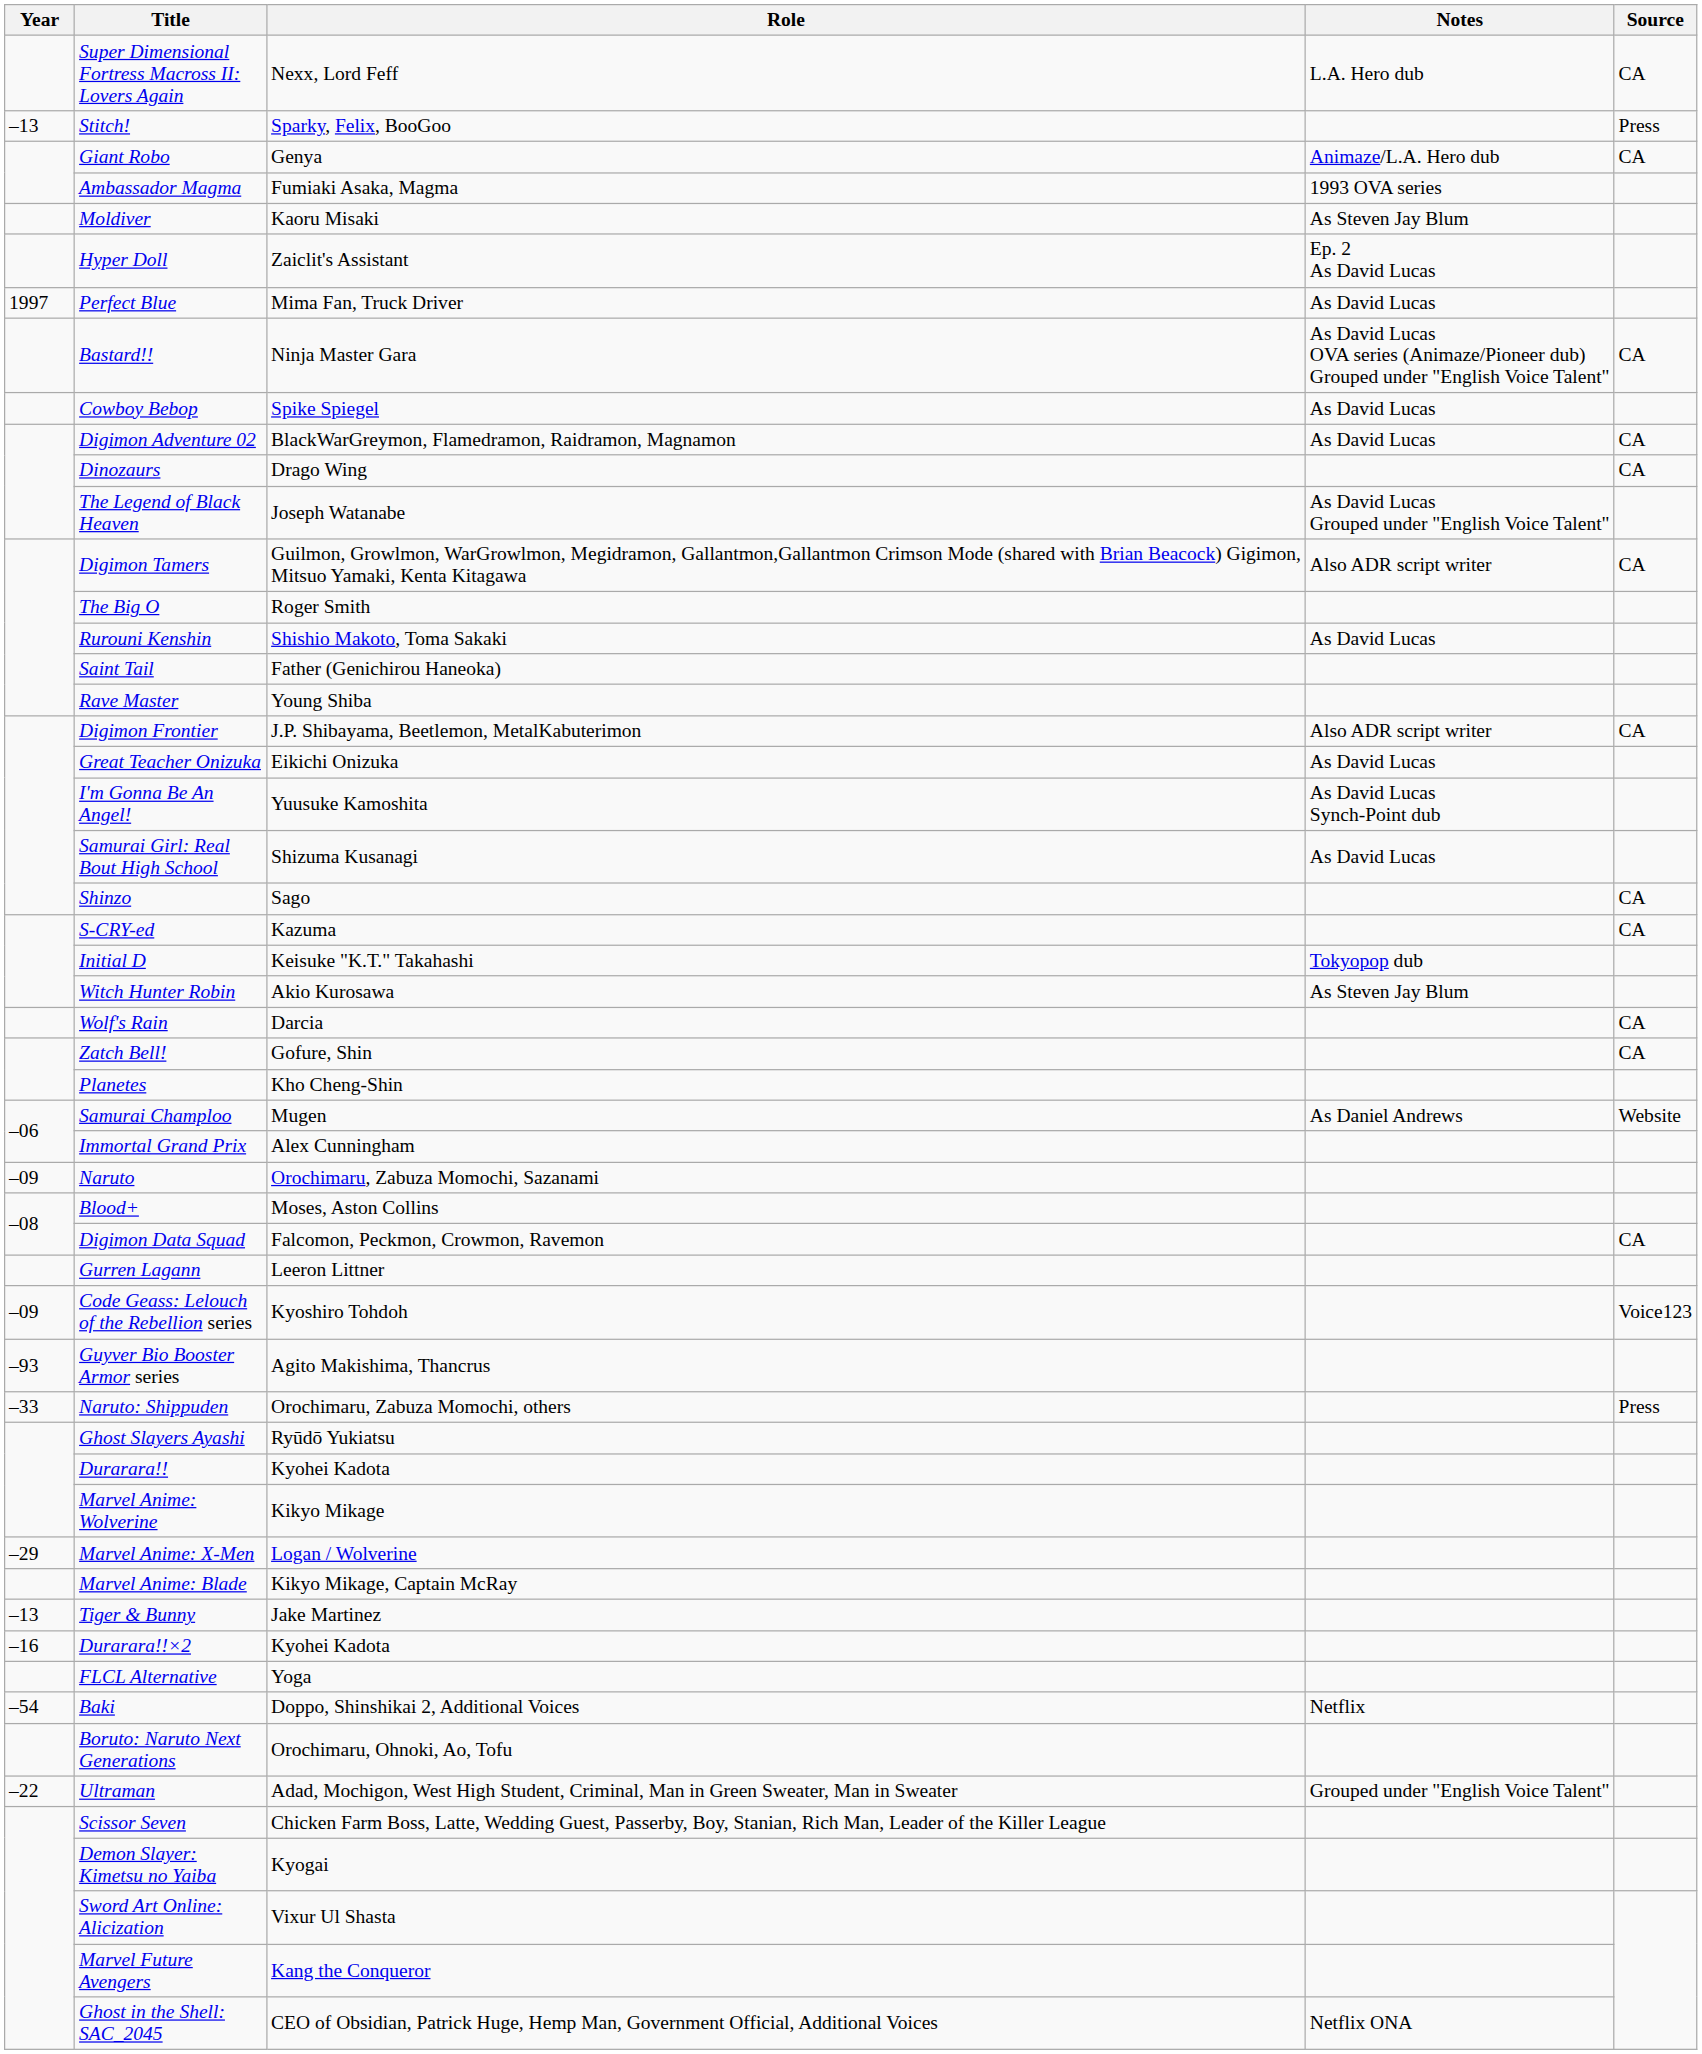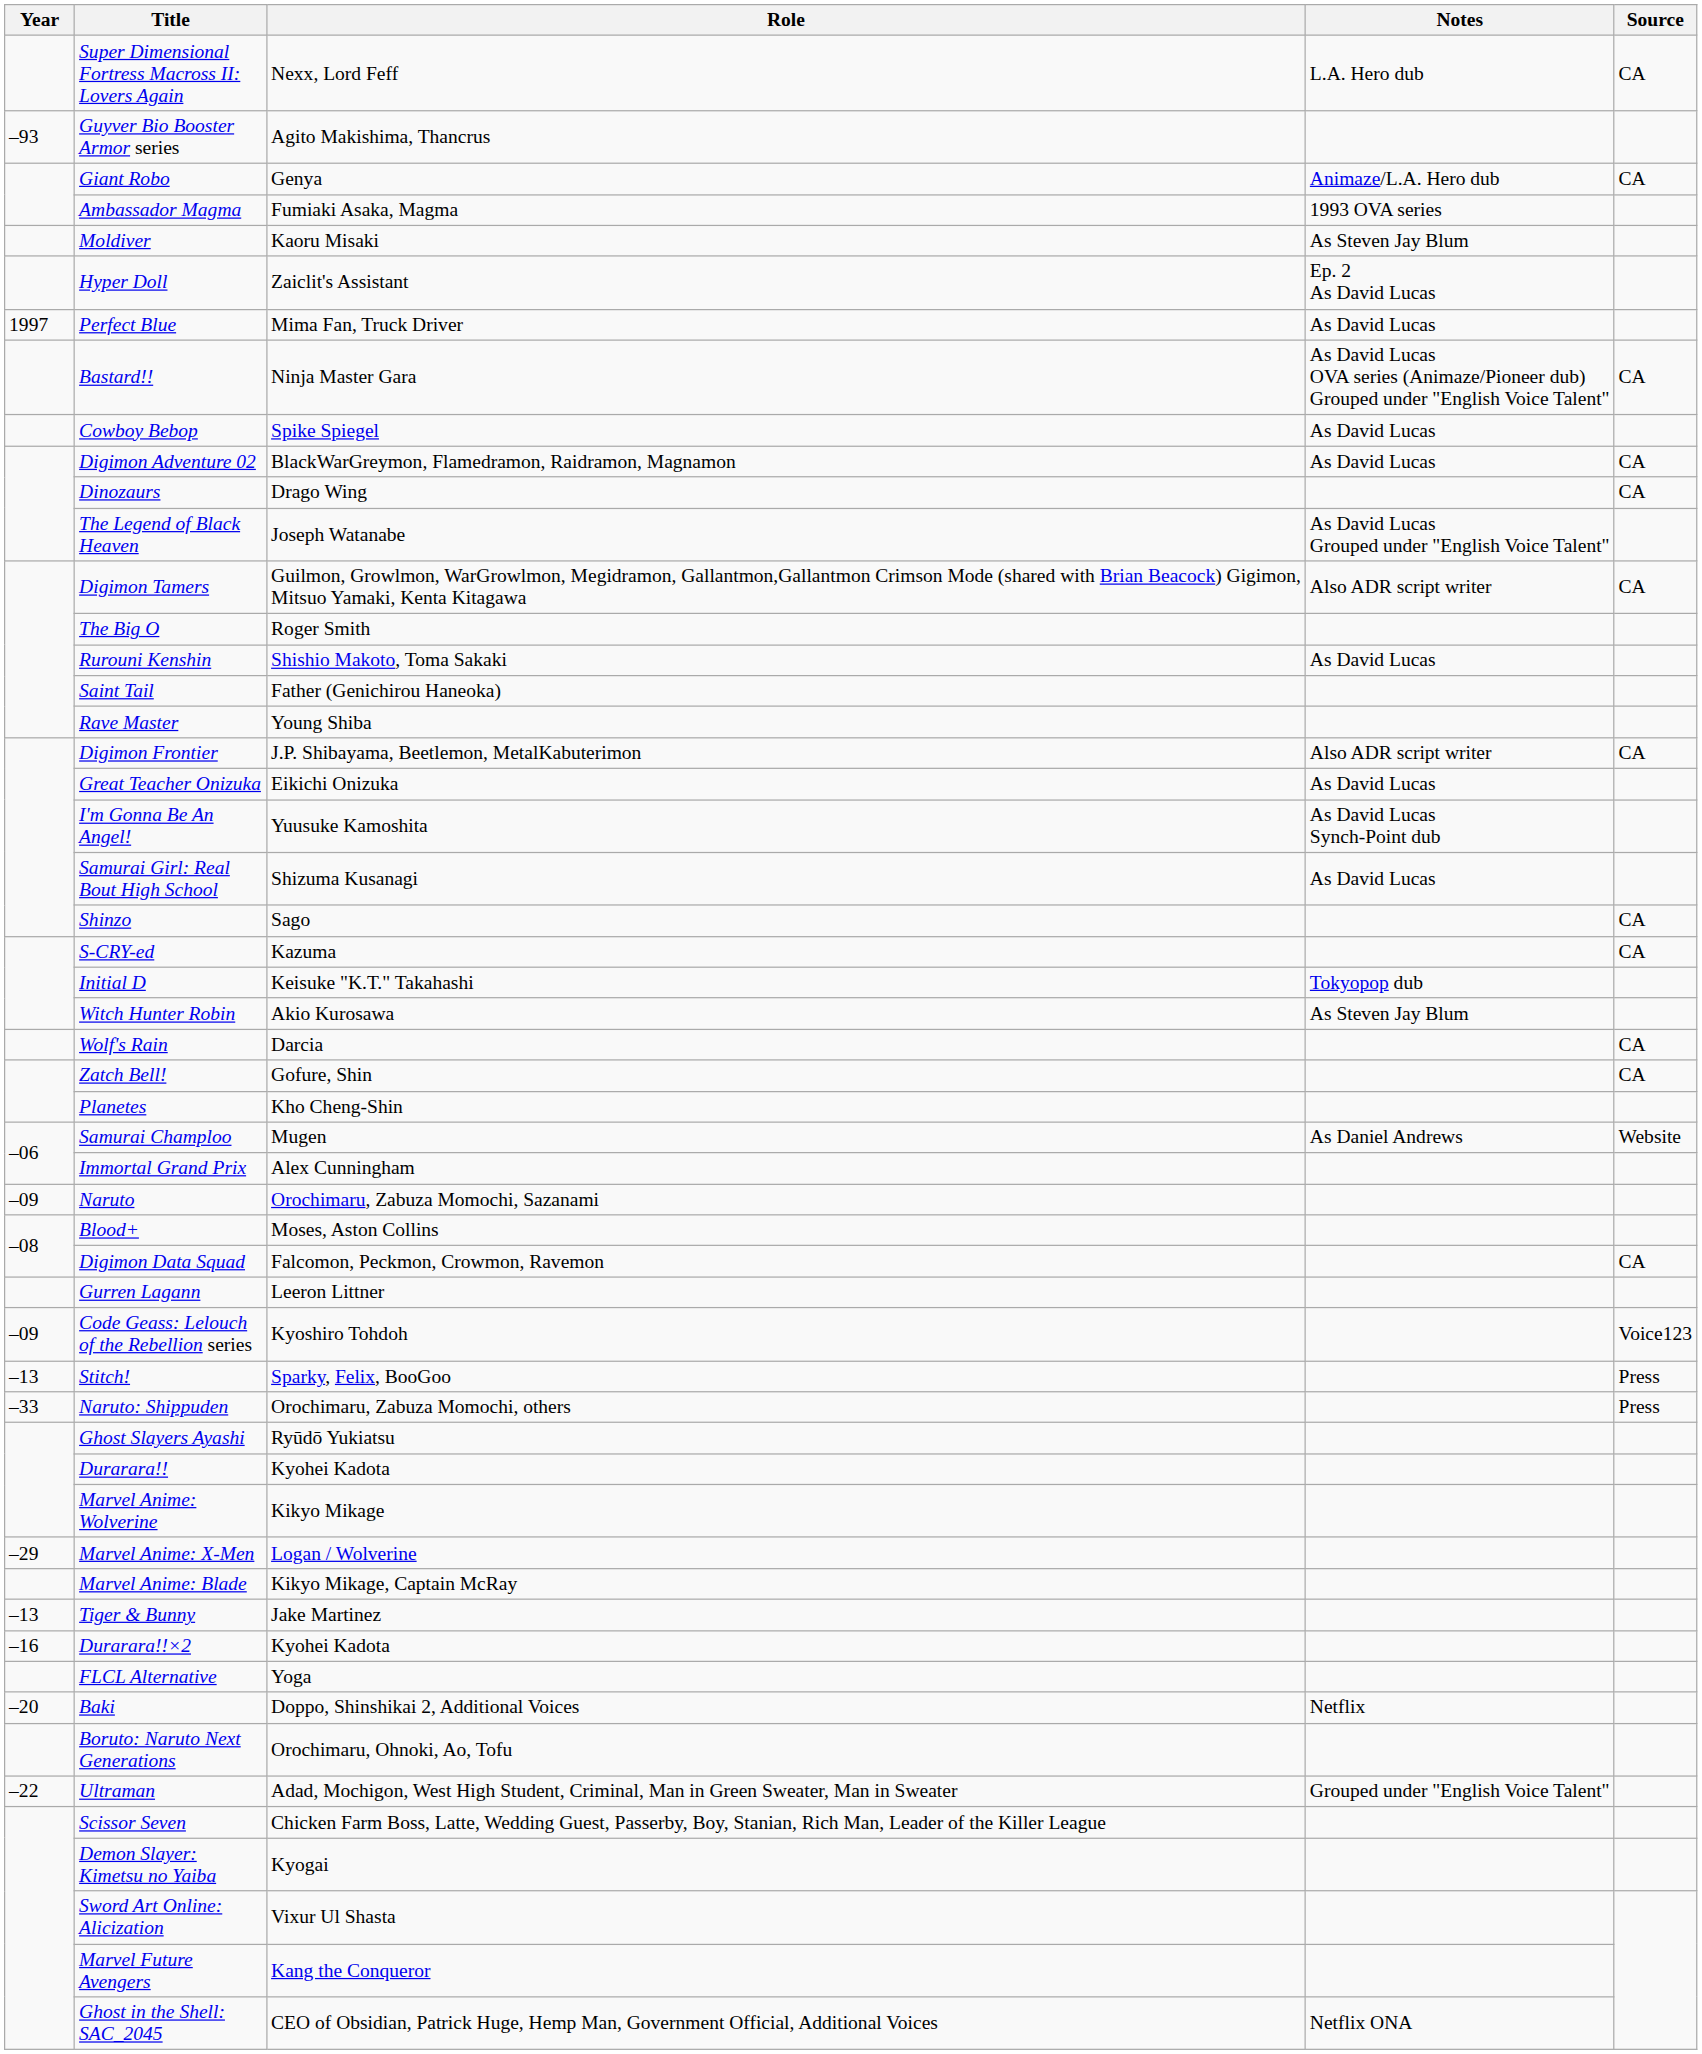rows swapped: (157, 1365) <-> (105, 125)
(24, 1707) –54 -> (24, 1707) –20
